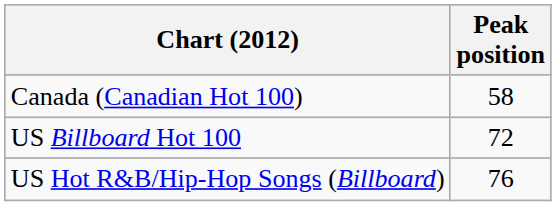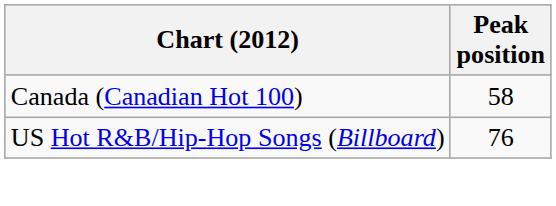- row: (126, 137)
